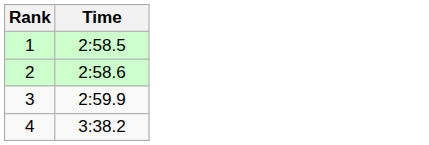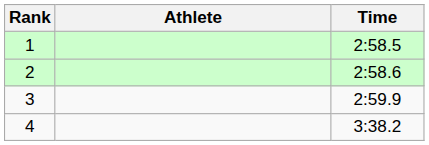+ column: (193, 18)
